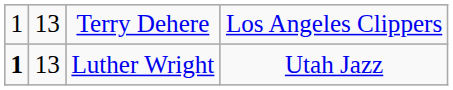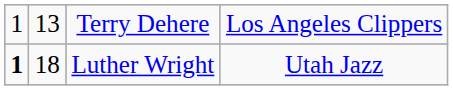(47, 64) 13 -> (47, 64) 18
